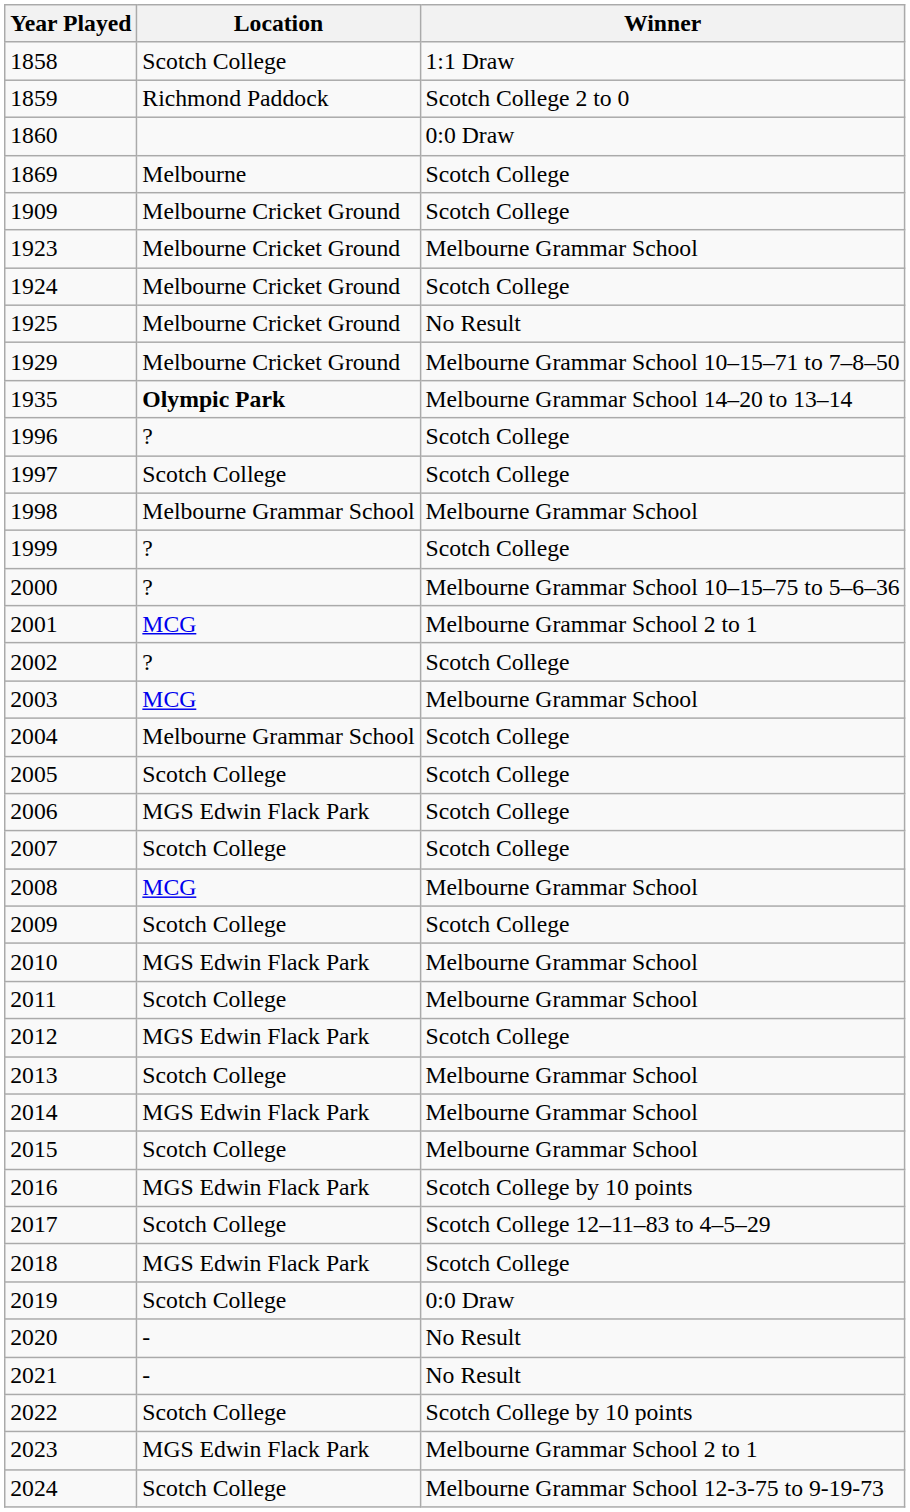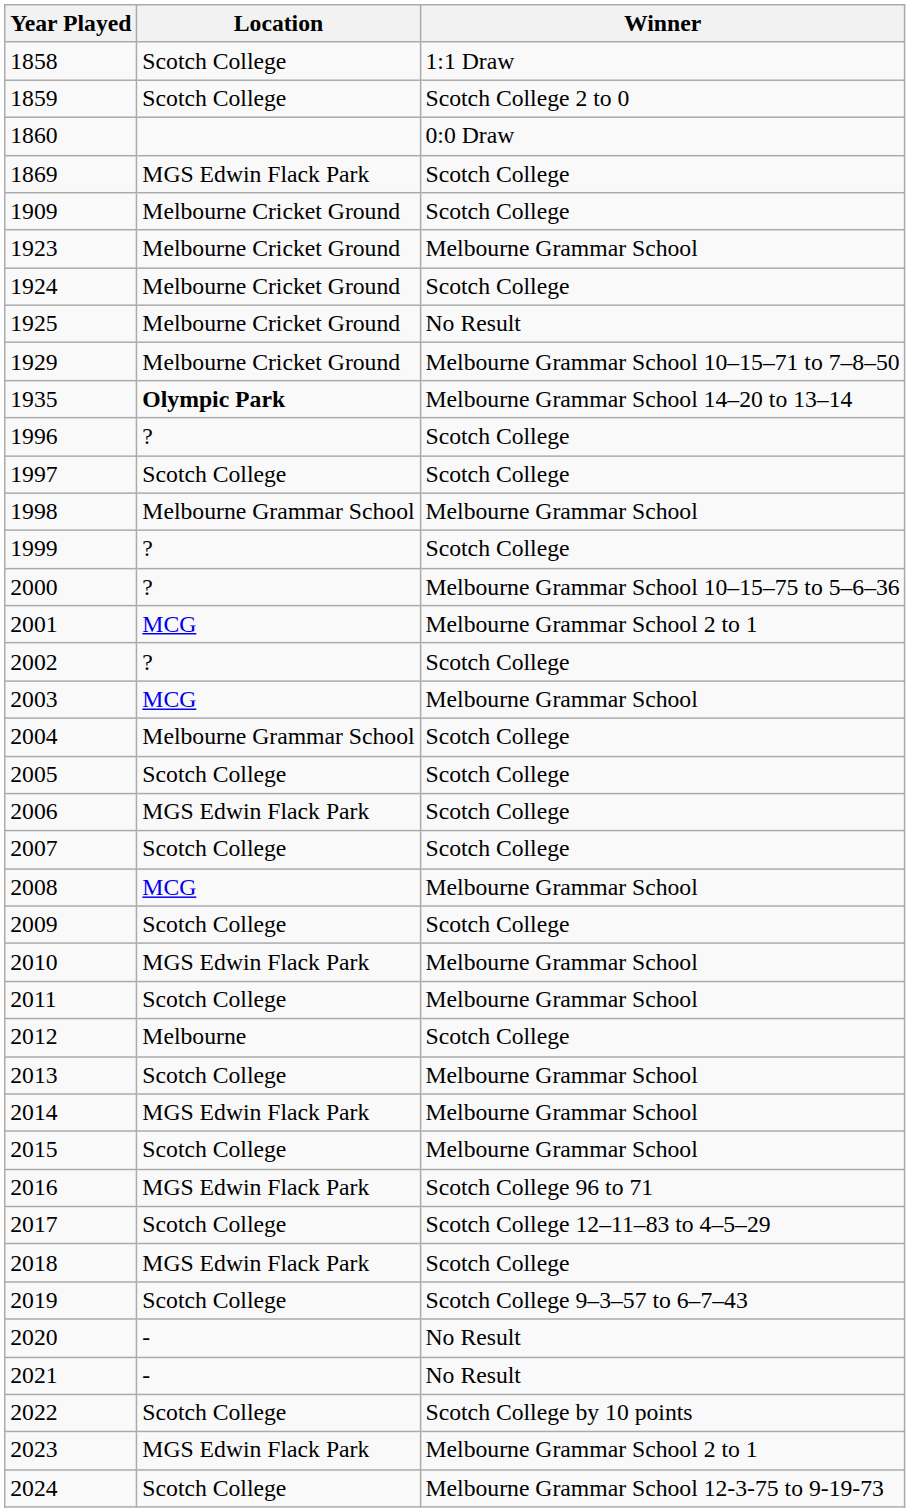(235, 98) Richmond Paddock -> (214, 98) Scotch College
(194, 173) Melbourne -> (256, 173) MGS Edwin Flack Park
(256, 1037) MGS Edwin Flack Park -> (194, 1037) Melbourne
(559, 1187) Scotch College by 10 points -> (539, 1187) Scotch College 96 to 71
(470, 1300) 0:0 Draw -> (587, 1300) Scotch College 9–3–57 to 6–7–43
